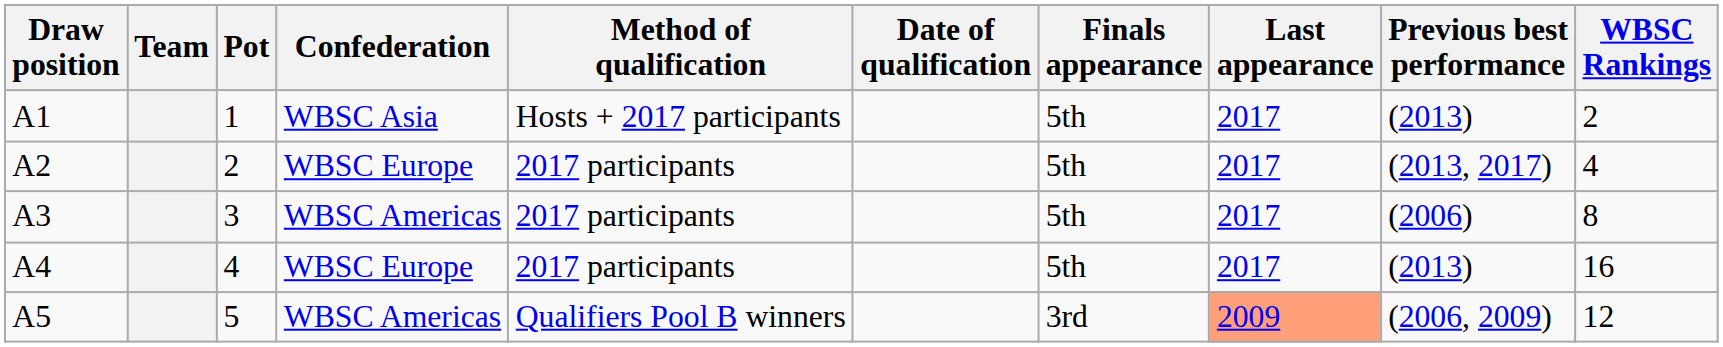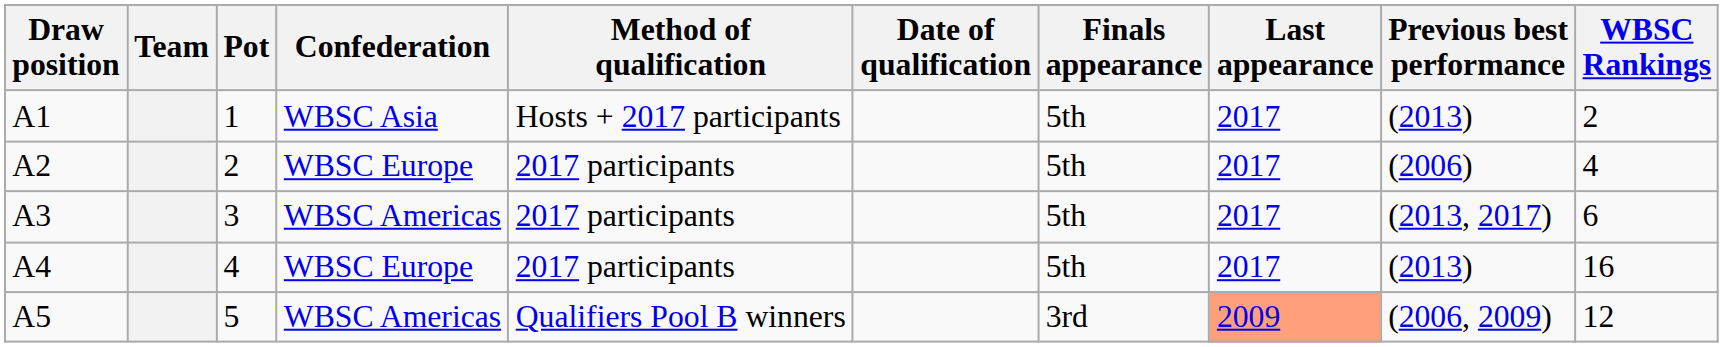(1470, 165) (2013, 2017) -> (1430, 165) (2006)
(1430, 215) (2006) -> (1470, 215) (2013, 2017)
(1590, 215) 8 -> (1590, 215) 6
